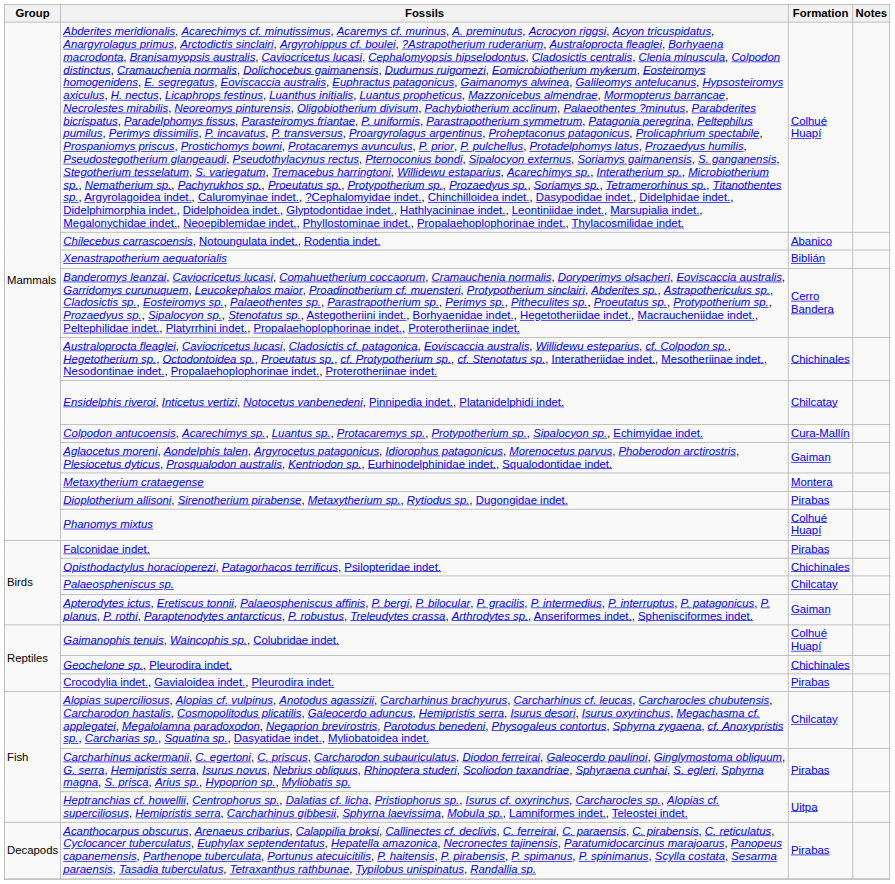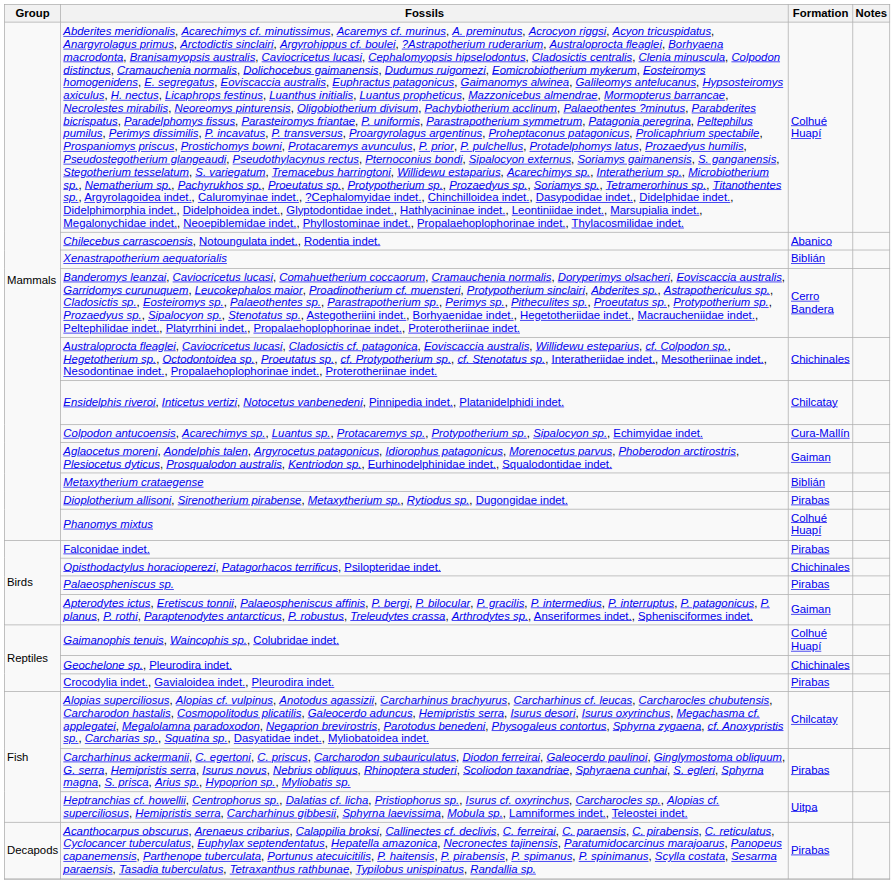(812, 482) Montera -> (808, 482) Biblián
(814, 585) Chilcatay -> (810, 585) Pirabas
